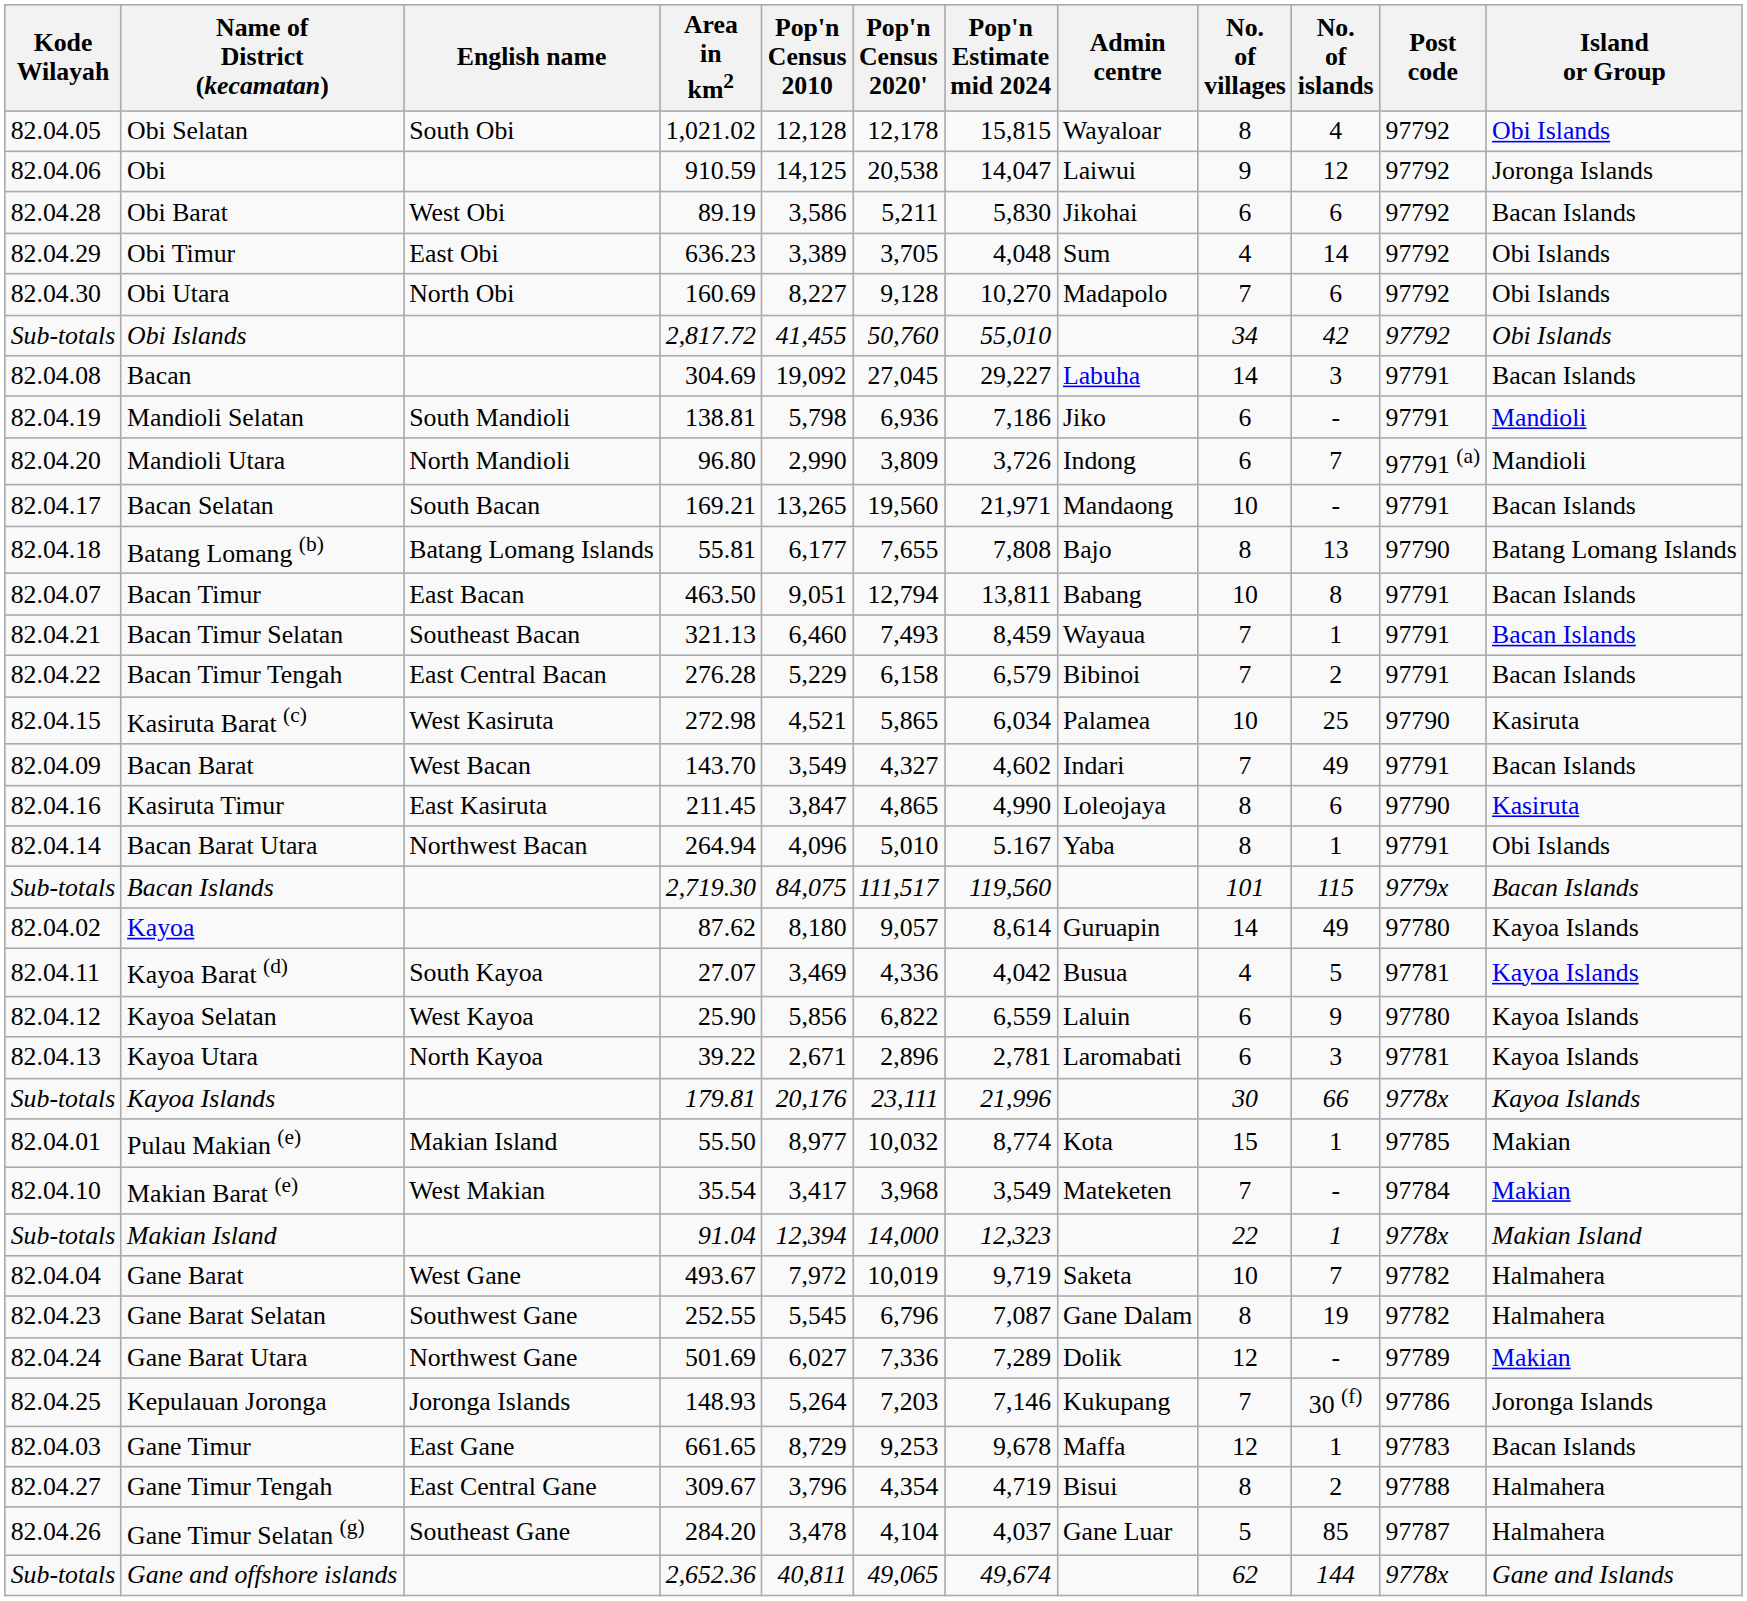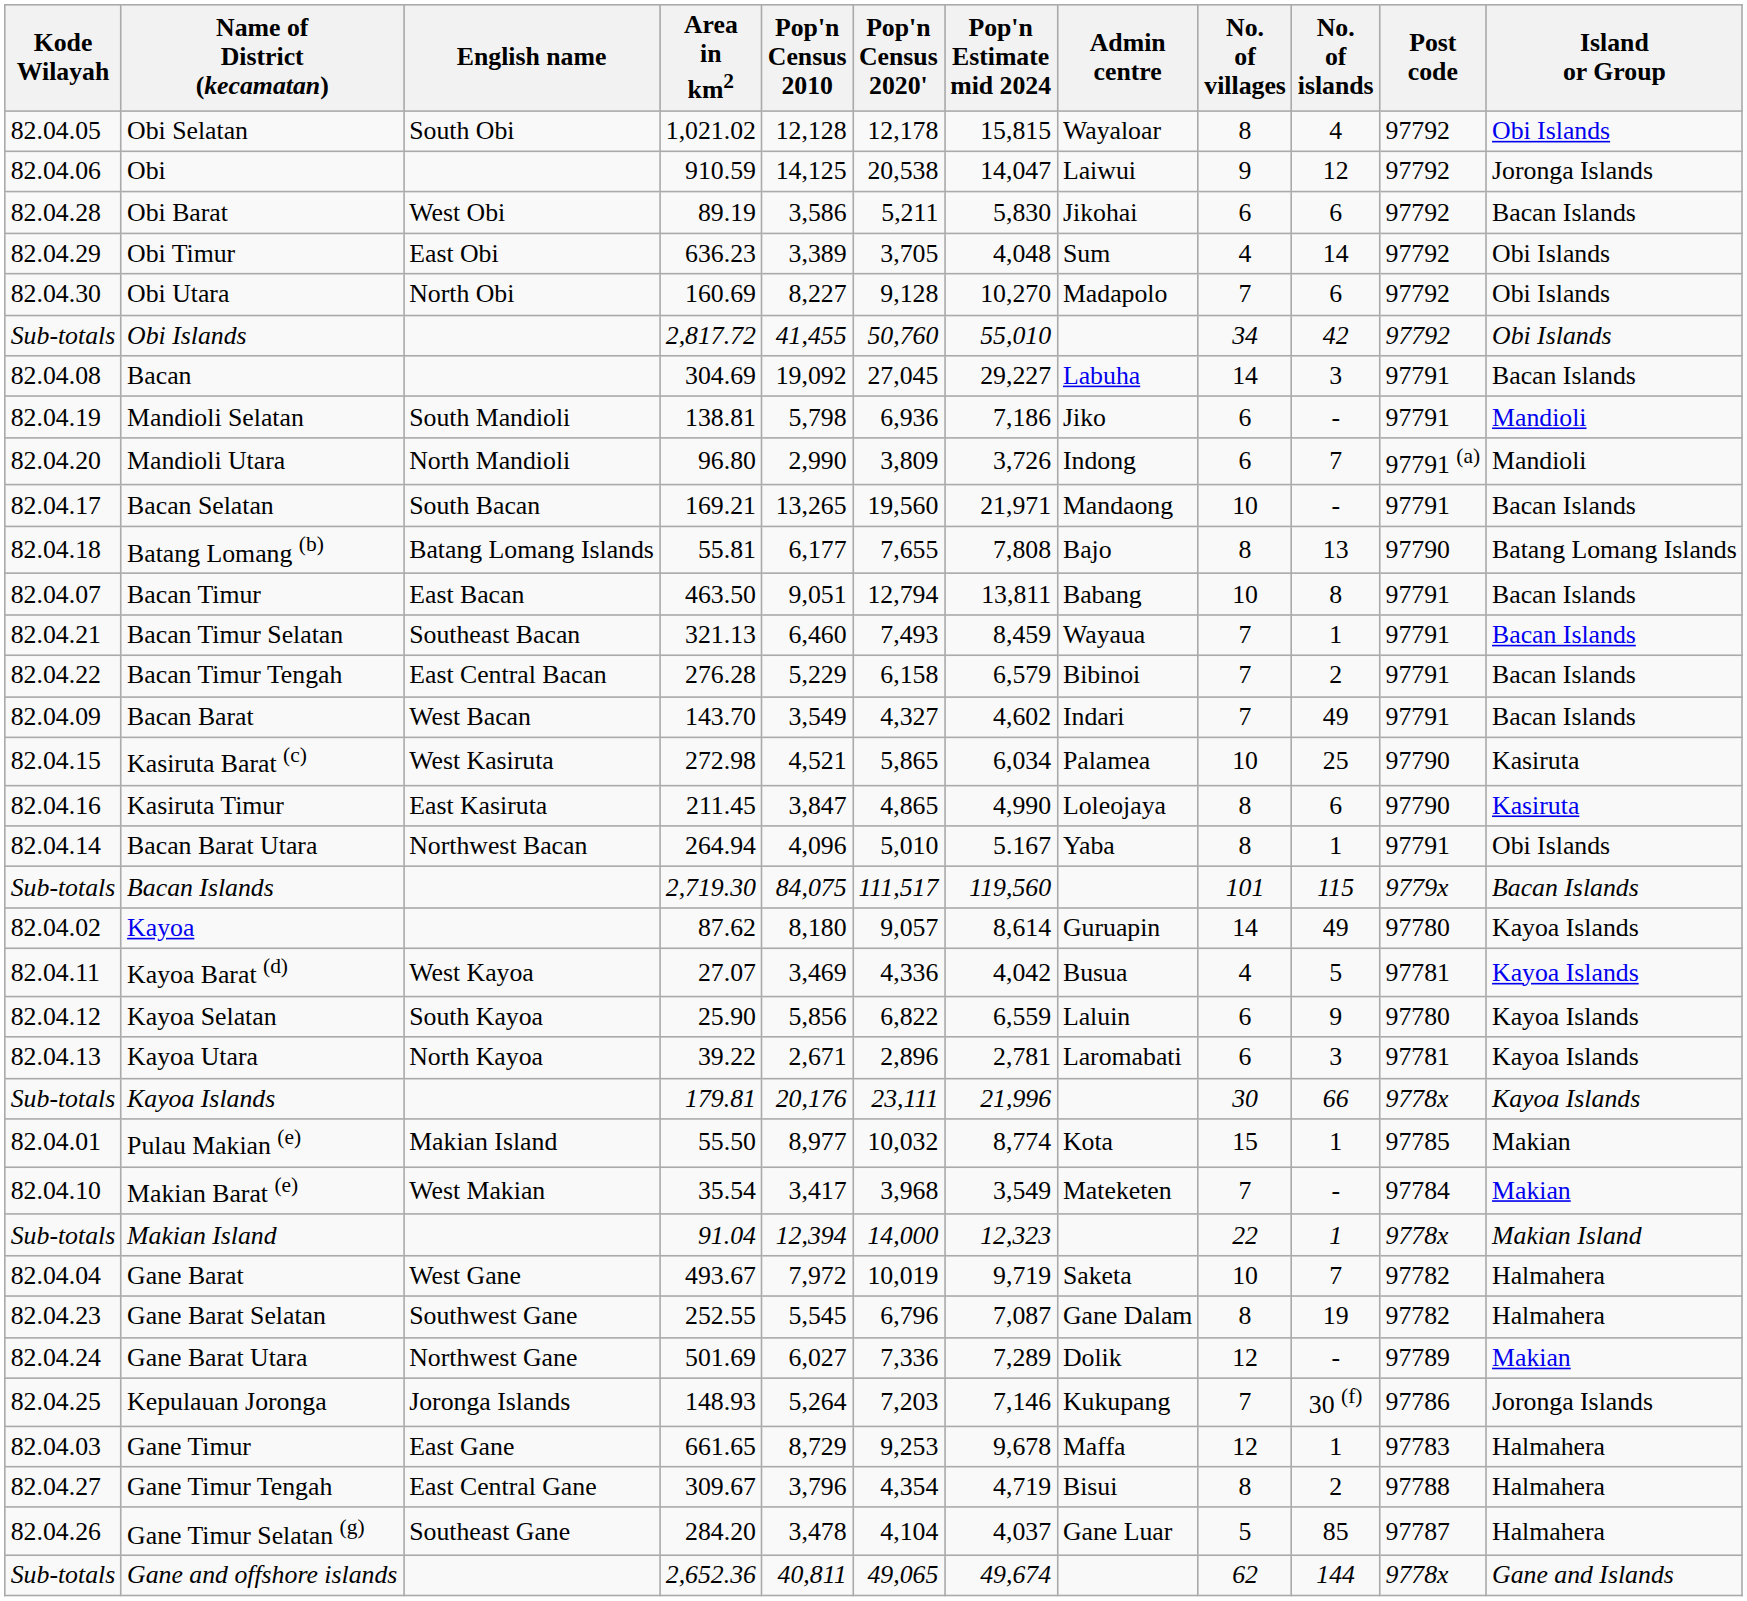rows swapped: (190, 764) <-> (217, 720)
(476, 972) South Kayoa -> (471, 972) West Kayoa
(471, 1016) West Kayoa -> (476, 1016) South Kayoa
(1564, 1445) Bacan Islands -> (1549, 1445) Halmahera
